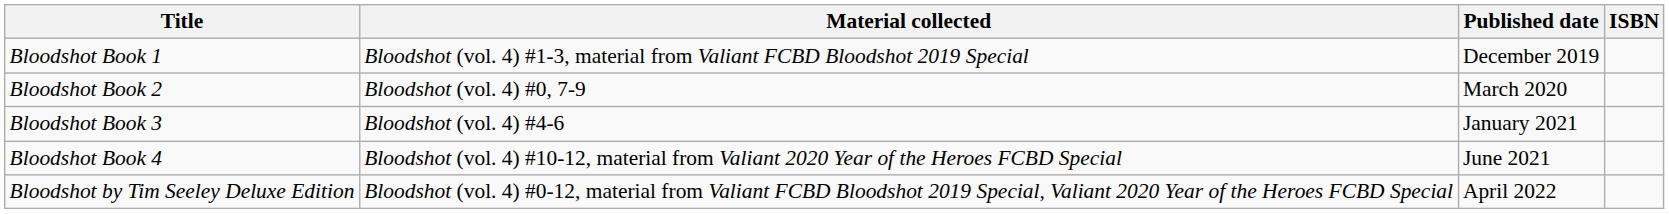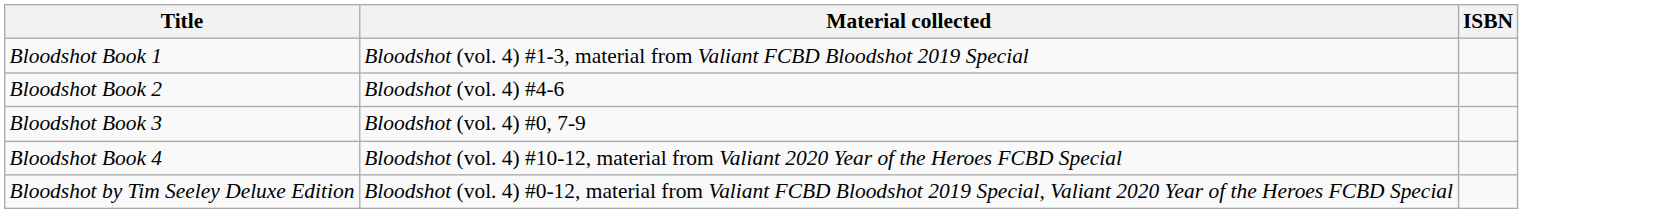- column: (1531, 21)
(475, 89) Bloodshot (vol. 4) #0, 7-9 -> (464, 89) Bloodshot (vol. 4) #4-6
(464, 123) Bloodshot (vol. 4) #4-6 -> (475, 123) Bloodshot (vol. 4) #0, 7-9
